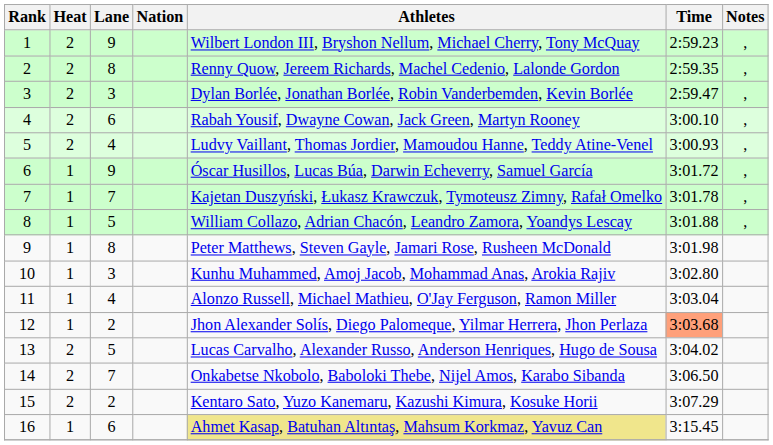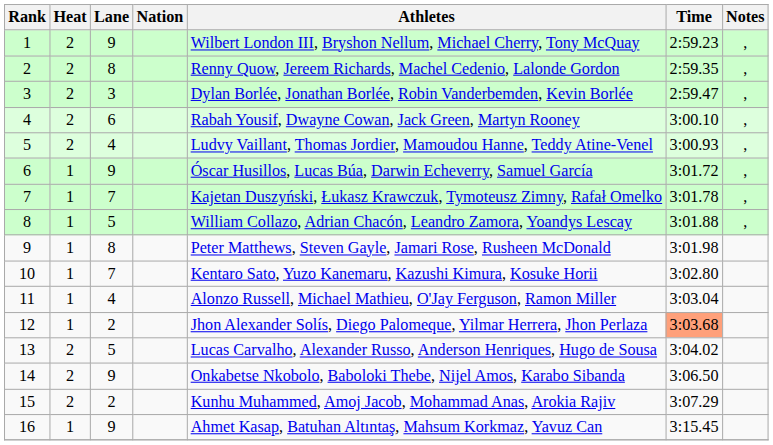(112, 273) 3 -> (112, 273) 7
(403, 273) Kunhu Muhammed, Amoj Jacob, Mohammad Anas, Arokia Rajiv -> (394, 273) Kentaro Sato, Yuzo Kanemaru, Kazushi Kimura, Kosuke Horii
(112, 376) 7 -> (112, 376) 9
(394, 401) Kentaro Sato, Yuzo Kanemaru, Kazushi Kimura, Kosuke Horii -> (403, 401) Kunhu Muhammed, Amoj Jacob, Mohammad Anas, Arokia Rajiv
(112, 427) 6 -> (112, 427) 9
(396, 427) khaki background -> (396, 427) no background
